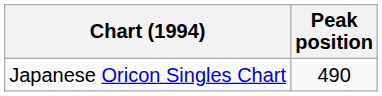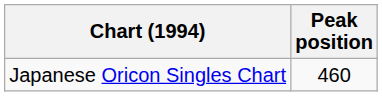(334, 74) 490 -> (334, 74) 460
